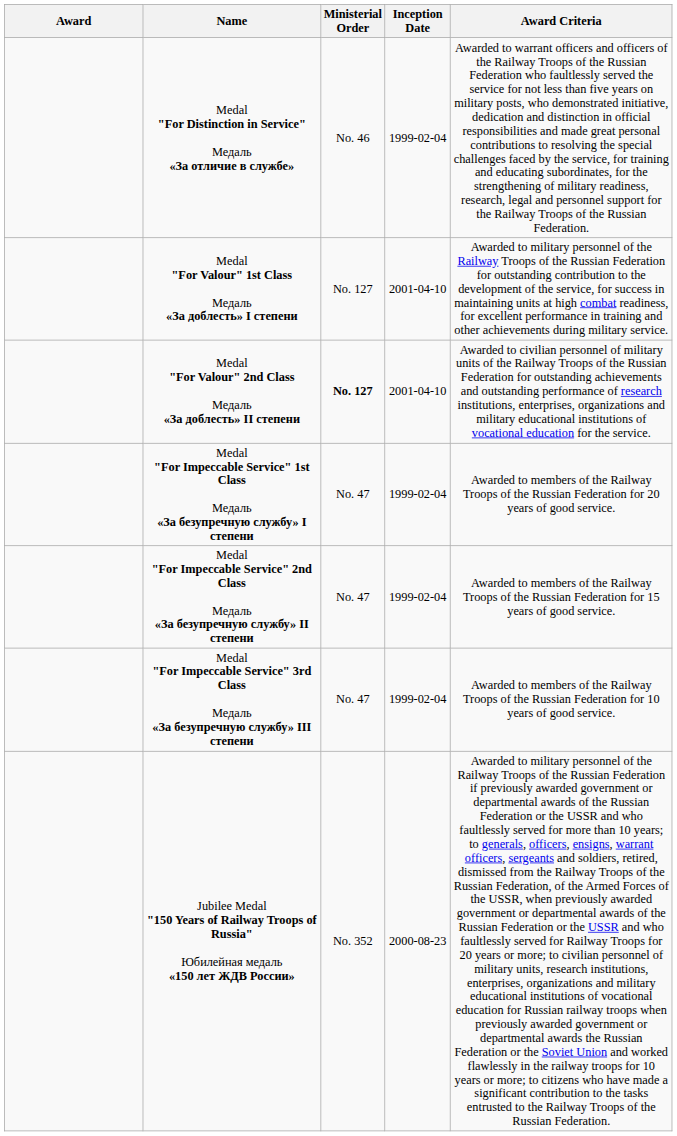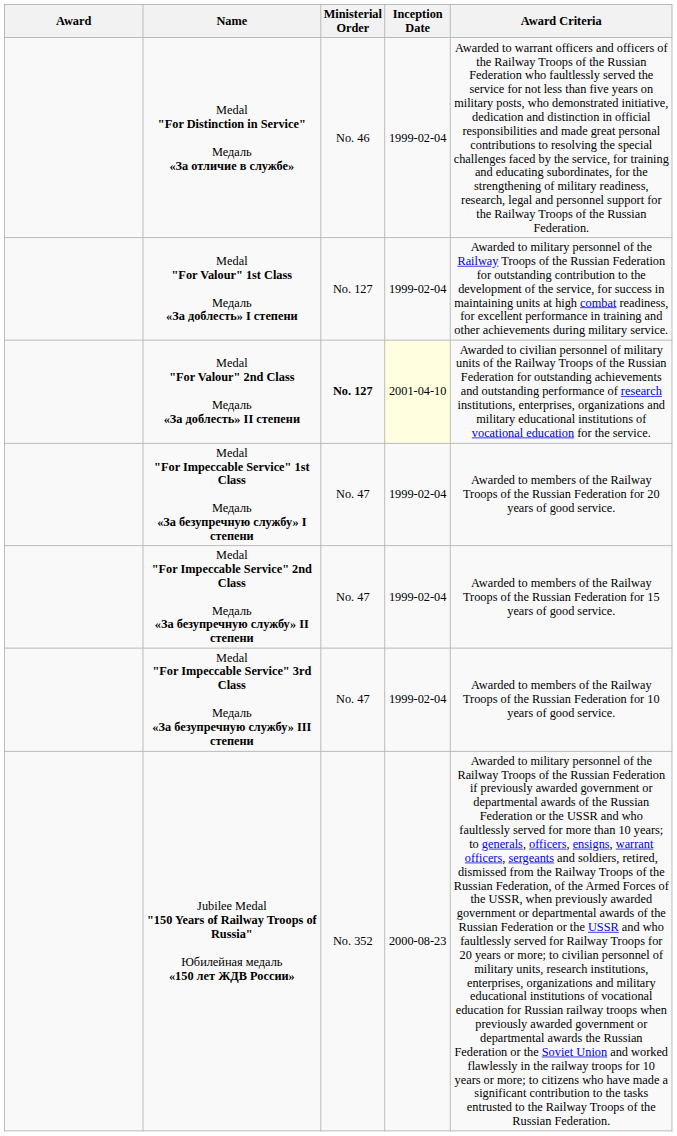(418, 288) 2001-04-10 -> (418, 288) 1999-02-04
(418, 391) no background -> (418, 391) lightyellow background
